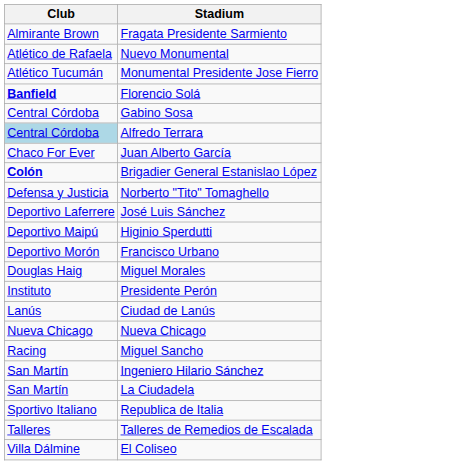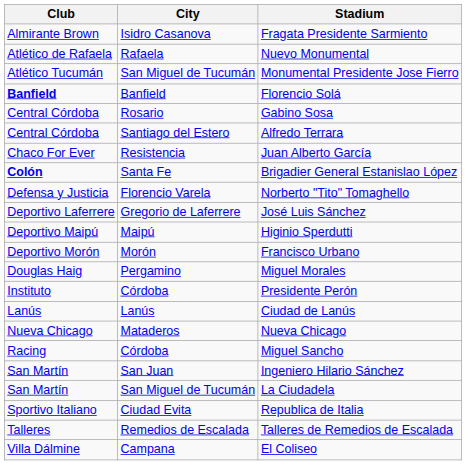+ column: (188, 14)
(53, 133) lightblue background -> (53, 133) no background
